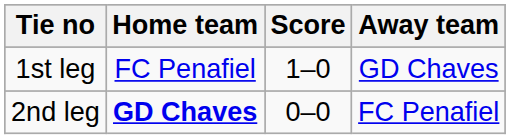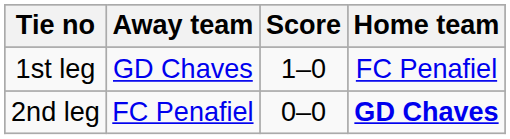columns swapped: (185, 25) <-> (429, 25)
